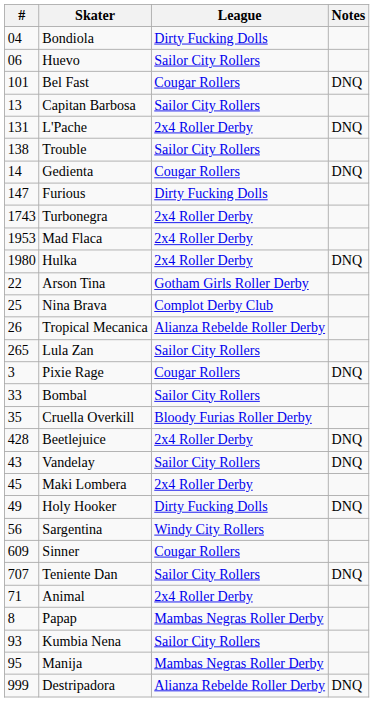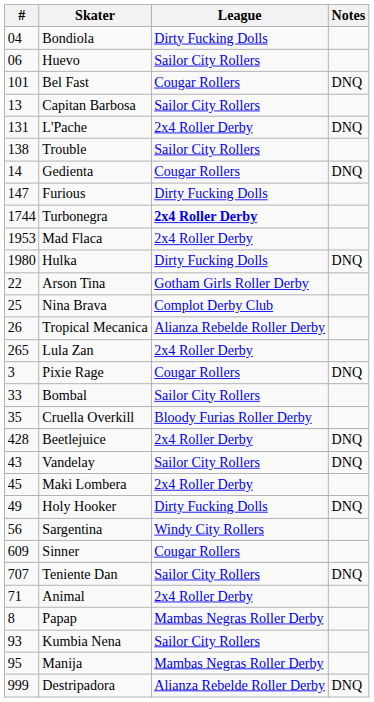(22, 216) 1743 -> (22, 216) 1744
(204, 216) normal -> (206, 216) bold
(204, 261) 2x4 Roller Derby -> (211, 261) Dirty Fucking Dolls
(207, 350) Sailor City Rollers -> (204, 350) 2x4 Roller Derby
